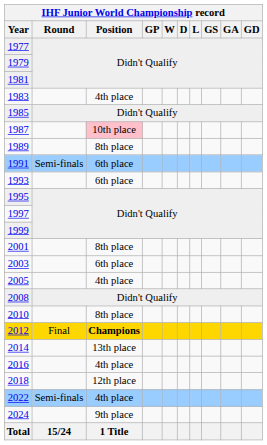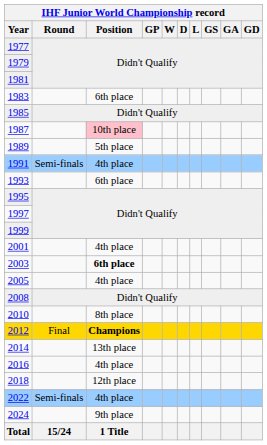(114, 96) 4th place -> (114, 96) 6th place
(114, 146) 8th place -> (114, 146) 5th place
(114, 163) 6th place -> (114, 163) 4th place
(114, 247) 8th place -> (114, 247) 4th place
(114, 264) normal -> (114, 264) bold
